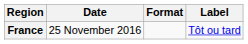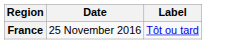- column: (165, 13)
